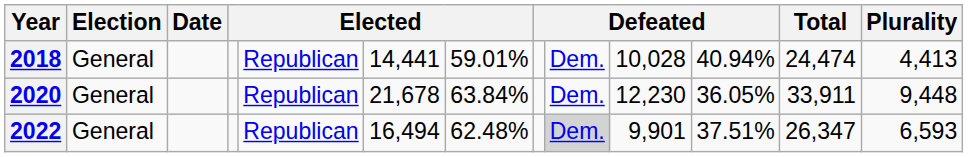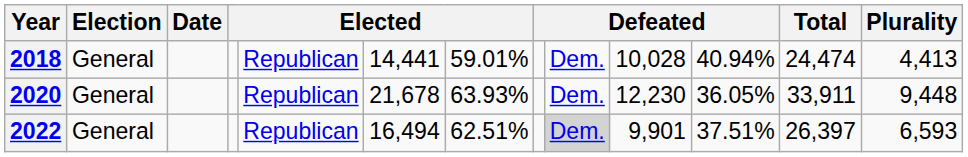(489, 95) 63.84% -> (489, 95) 63.93%
(489, 132) 62.48% -> (489, 132) 62.51%
(820, 132) 26,347 -> (820, 132) 26,397
